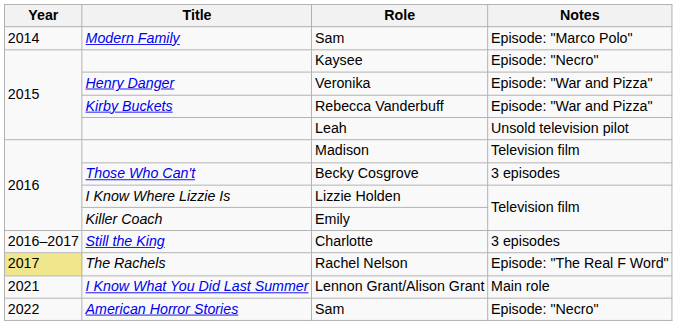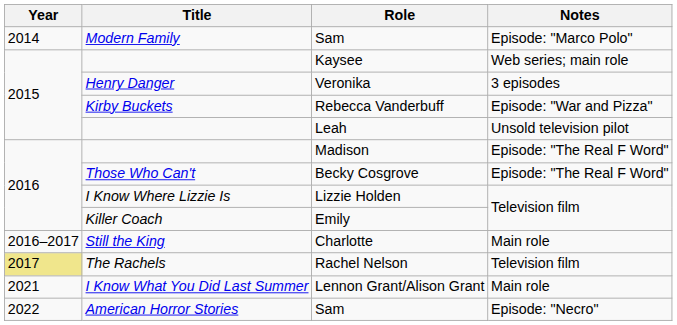(545, 60) Episode: "Necro" -> (560, 60) Web series; main role
(572, 83) Episode: "War and Pizza" -> (525, 83) 3 episodes
(535, 151) Television film -> (580, 151) Episode: "The Real F Word"
(525, 173) 3 episodes -> (580, 173) Episode: "The Real F Word"
(525, 241) 3 episodes -> (520, 241) Main role
(580, 264) Episode: "The Real F Word" -> (535, 264) Television film
